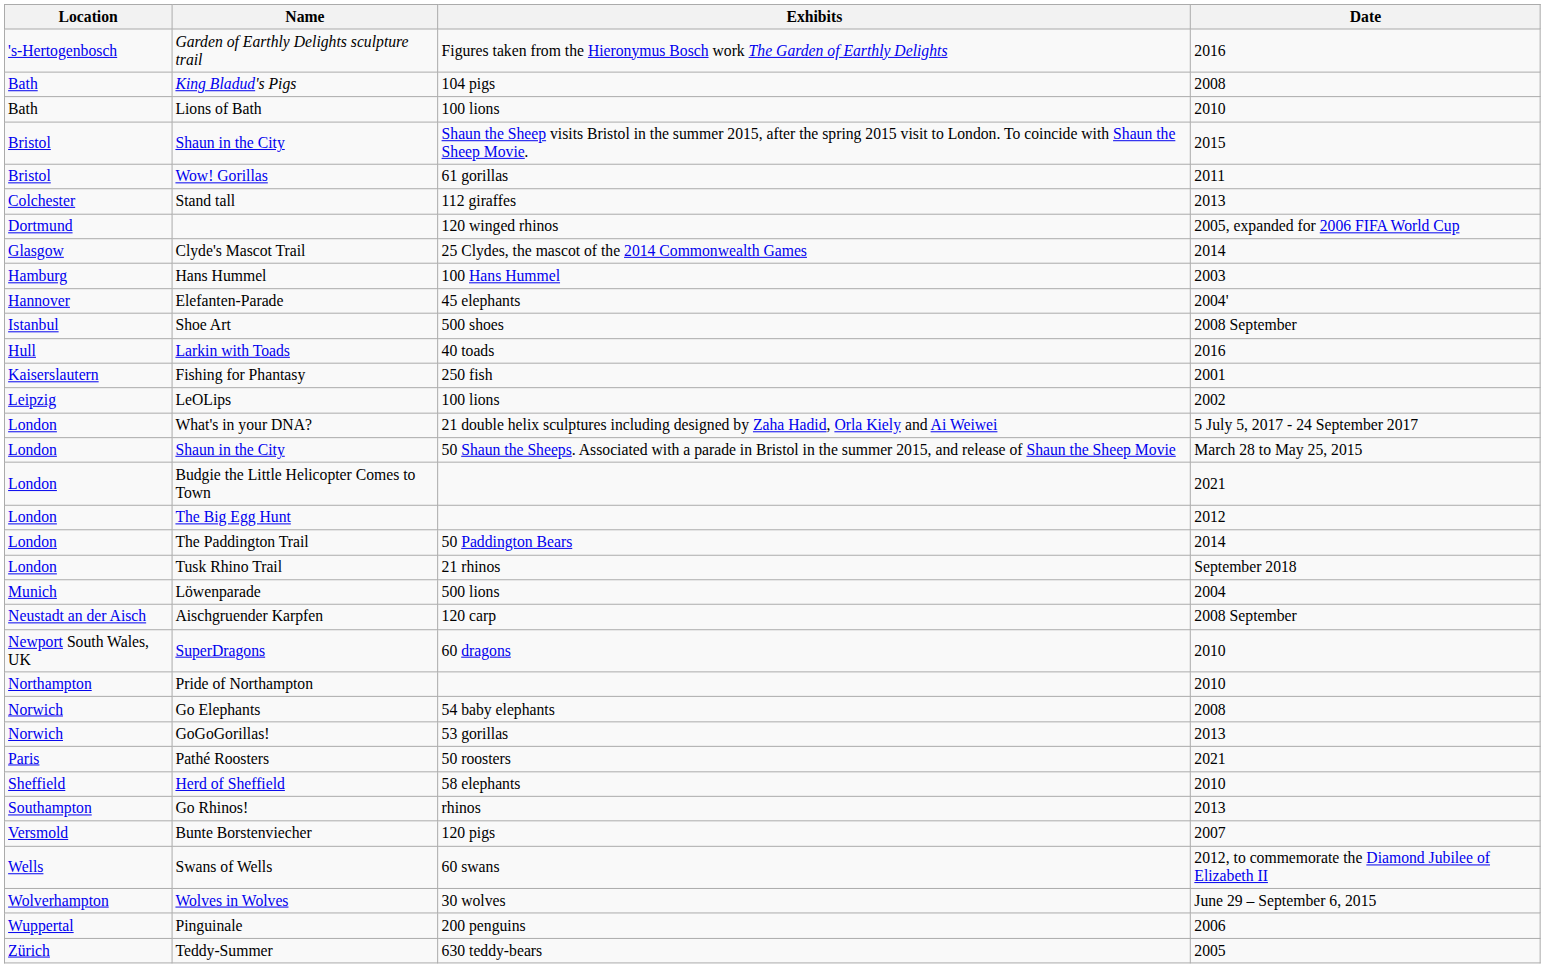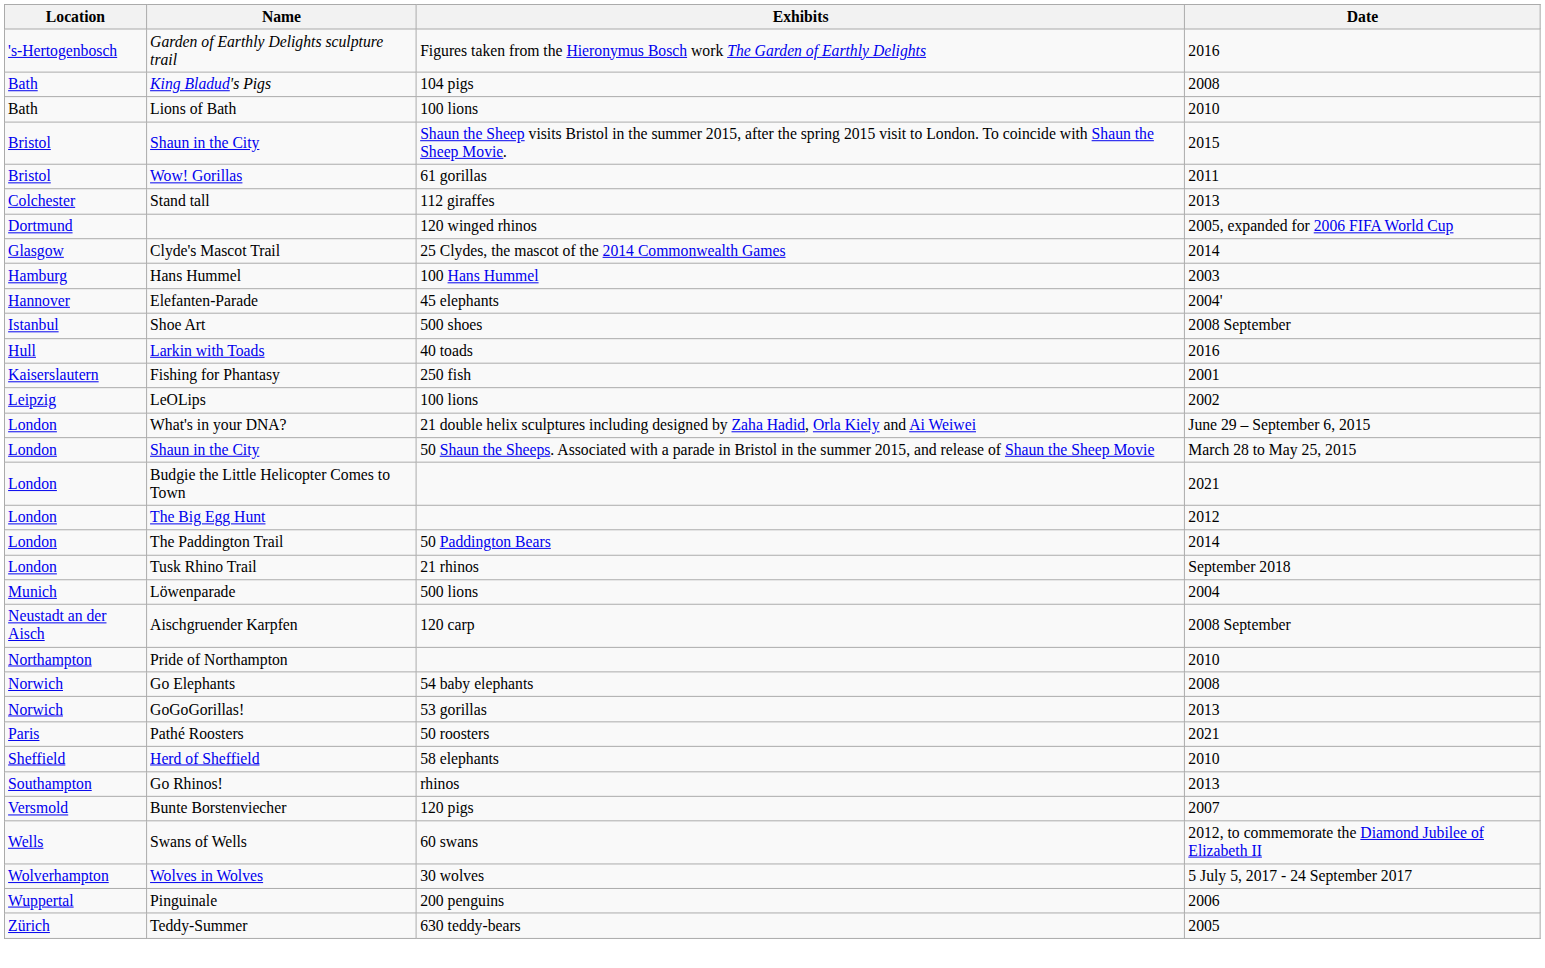(1306, 425) 5 July 5, 2017 - 24 September 2017 -> (1279, 425) June 29 – September 6, 2015
- row: (220, 650)
(1285, 900) June 29 – September 6, 2015 -> (1300, 876) 5 July 5, 2017 - 24 September 2017
